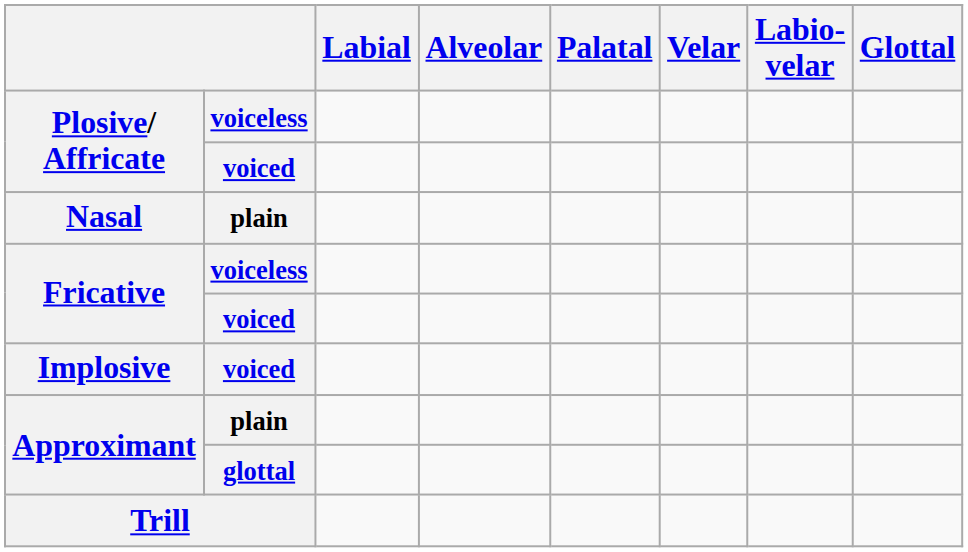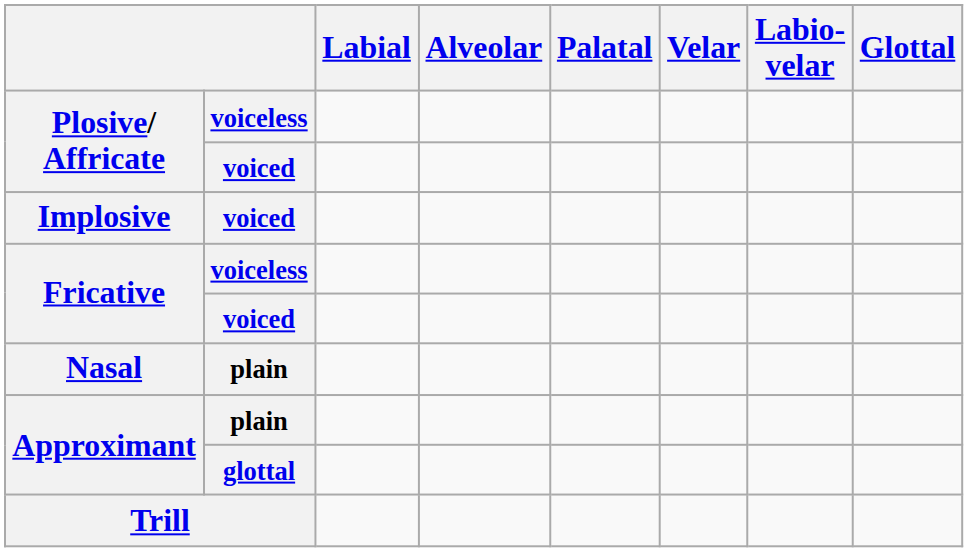rows swapped: (104, 368) <-> (104, 217)
